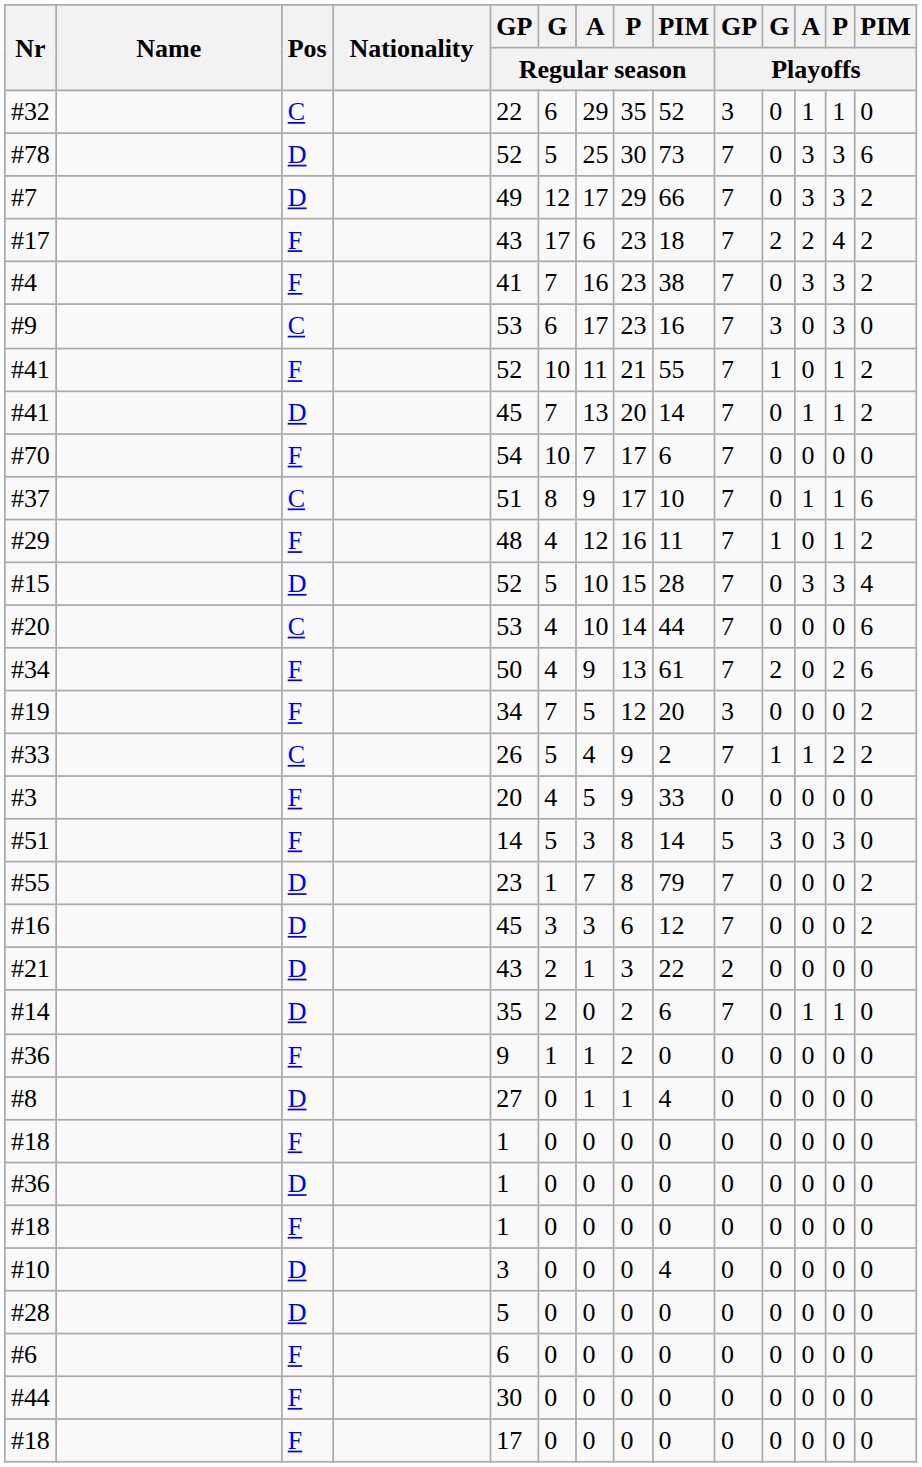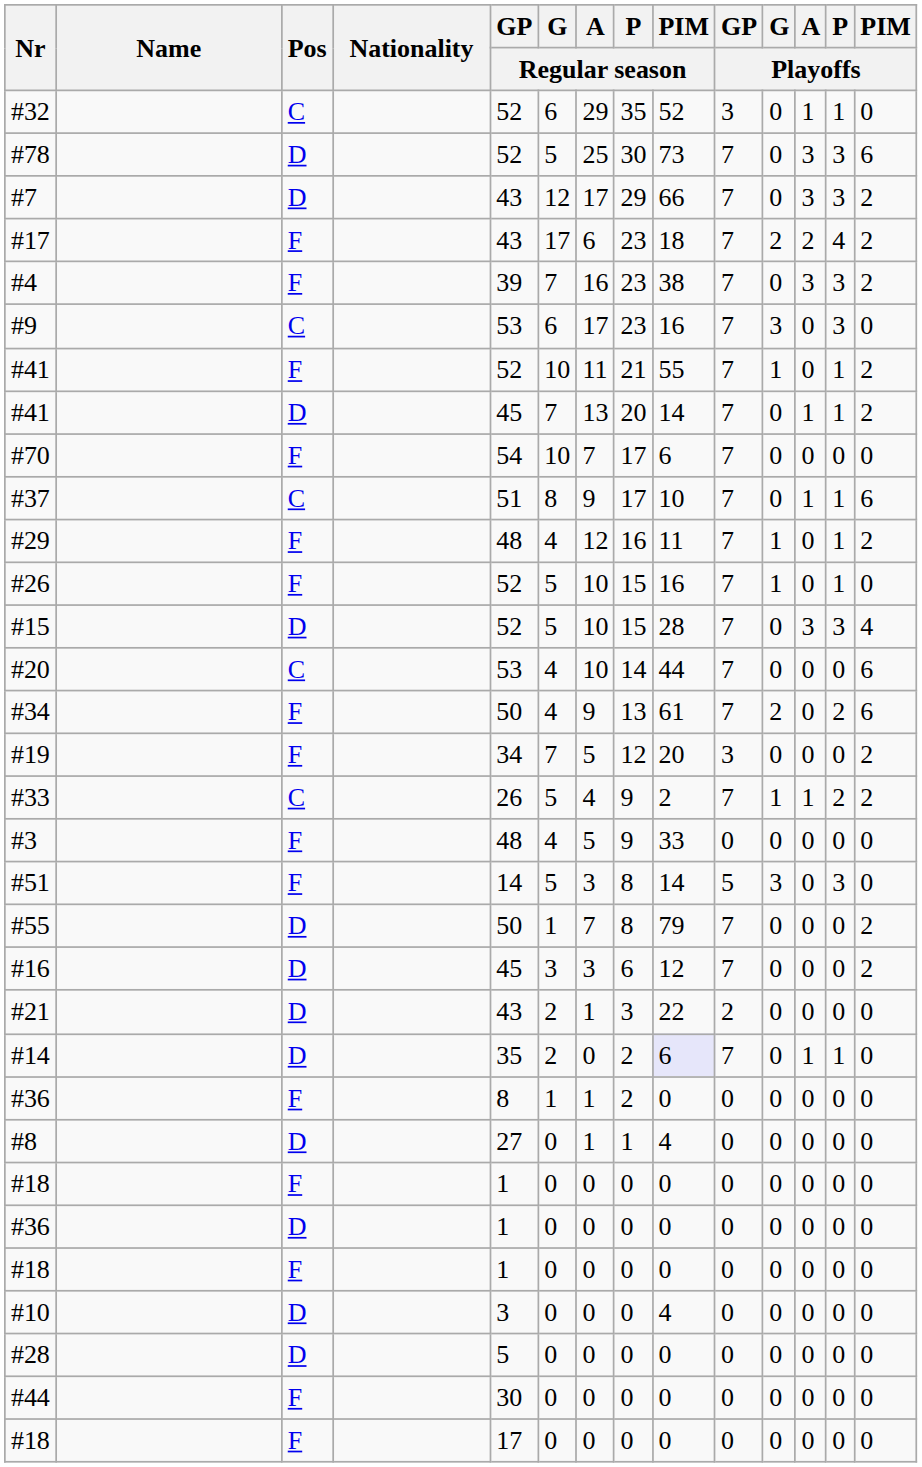(509, 111) 22 -> (509, 111) 52
(509, 197) 49 -> (509, 197) 43
(509, 283) 41 -> (509, 283) 39
+ row: (30, 583)
(509, 797) 20 -> (509, 840) 48
(509, 883) 23 -> (509, 926) 50
(665, 1011) no background -> (665, 1054) lavender background
(503, 1054) 9 -> (503, 1097) 8
- row: (24, 1354)
